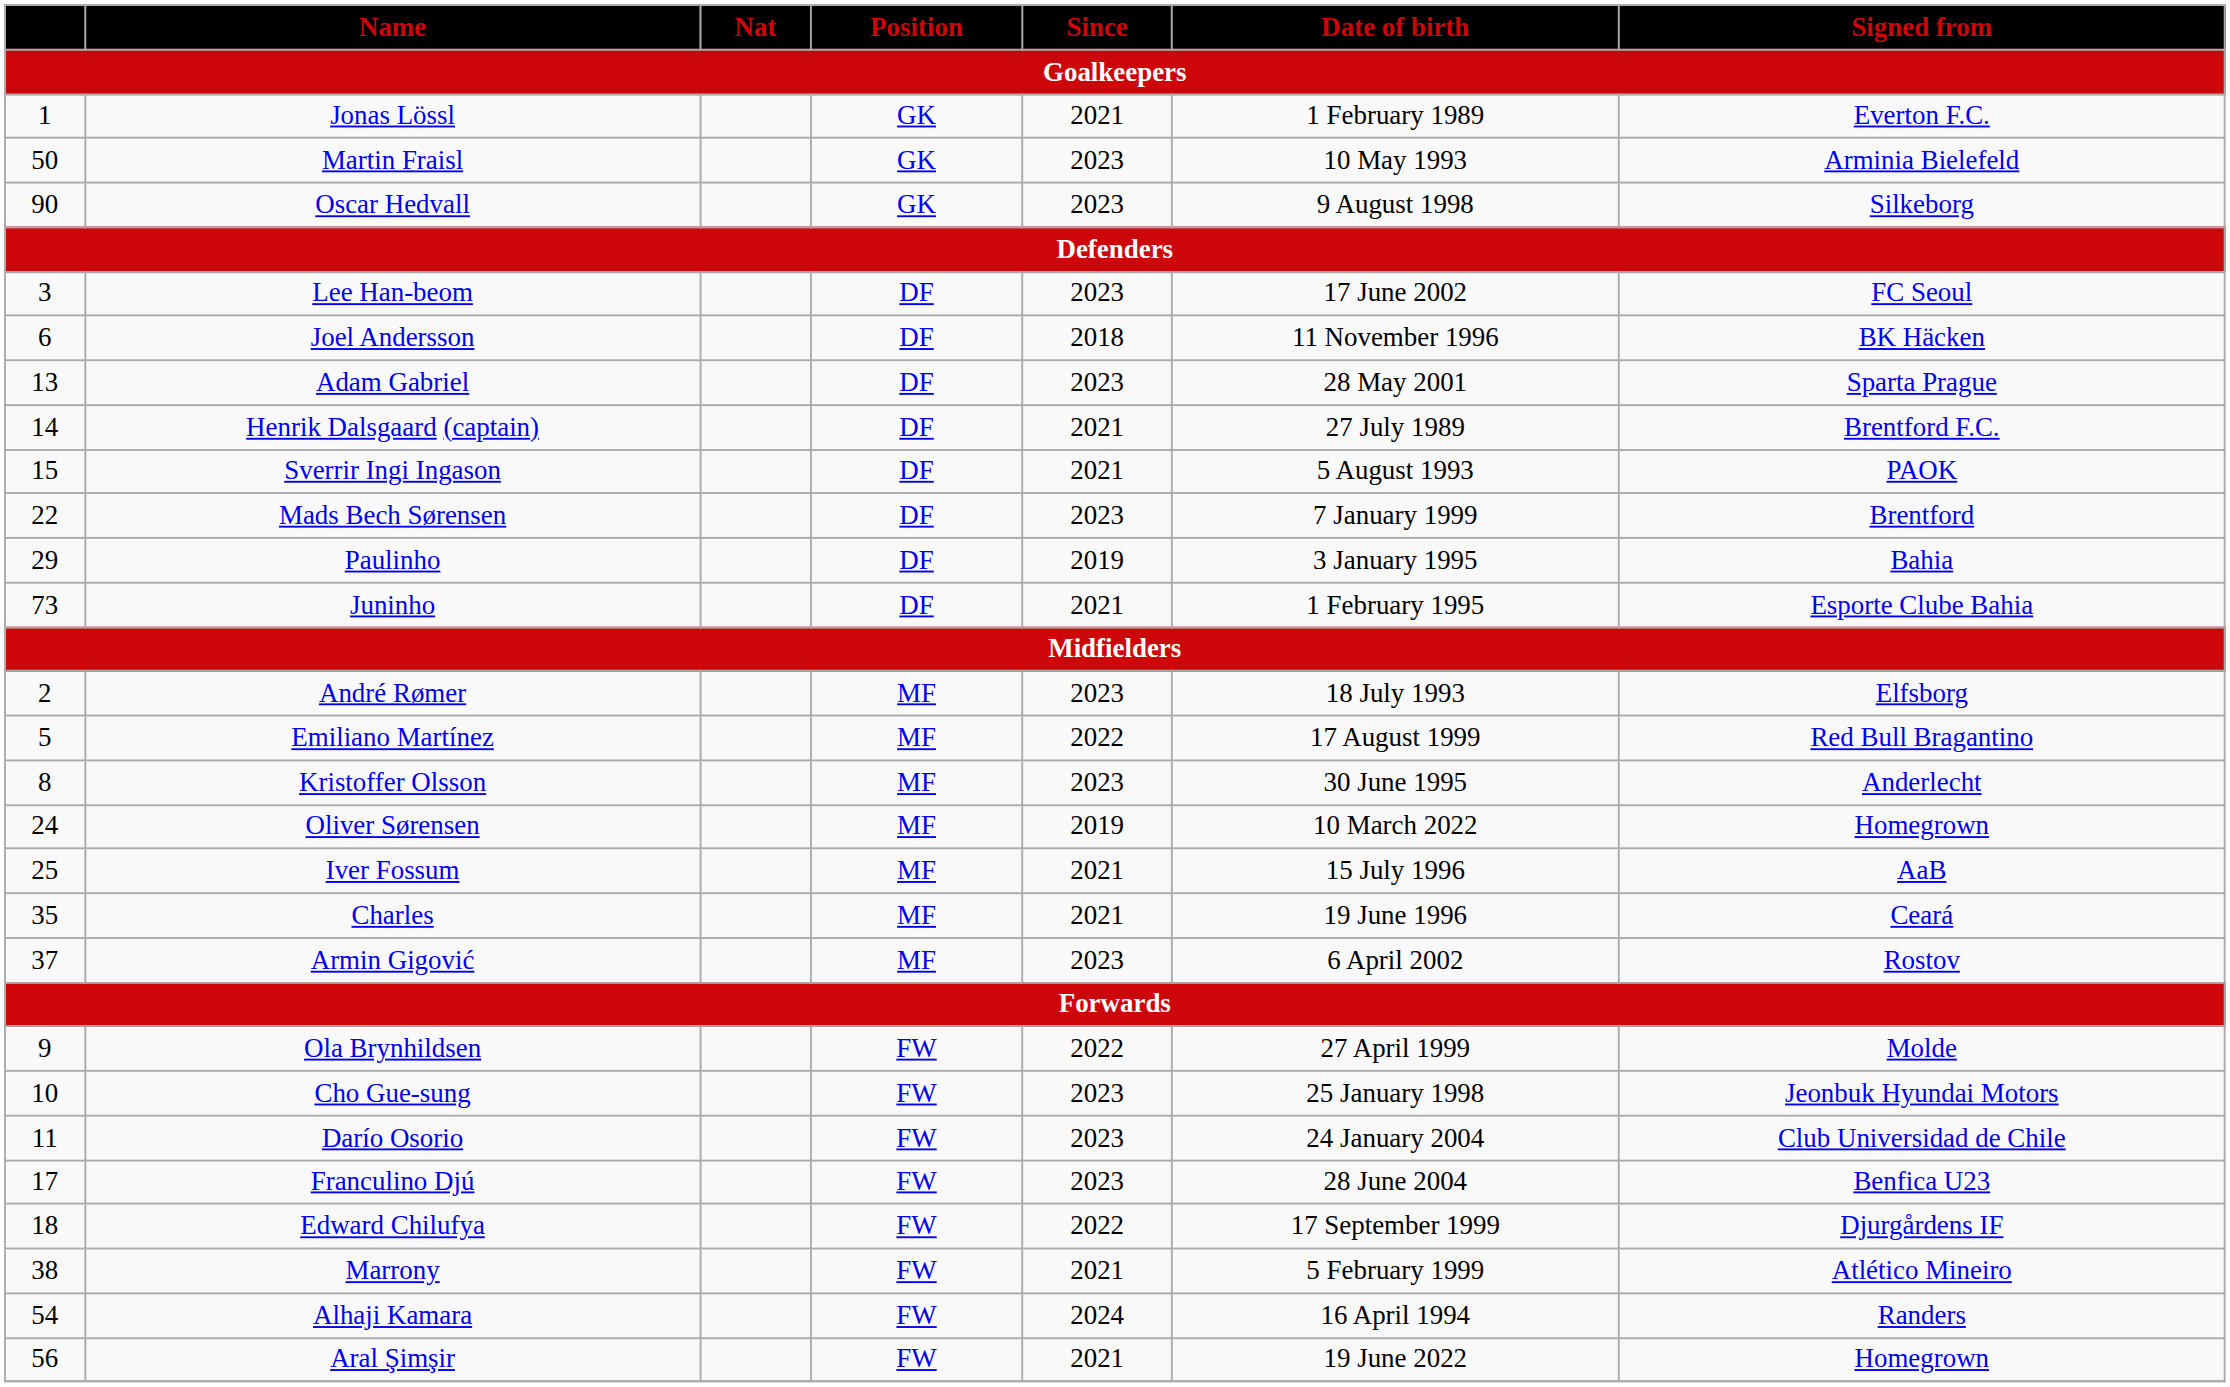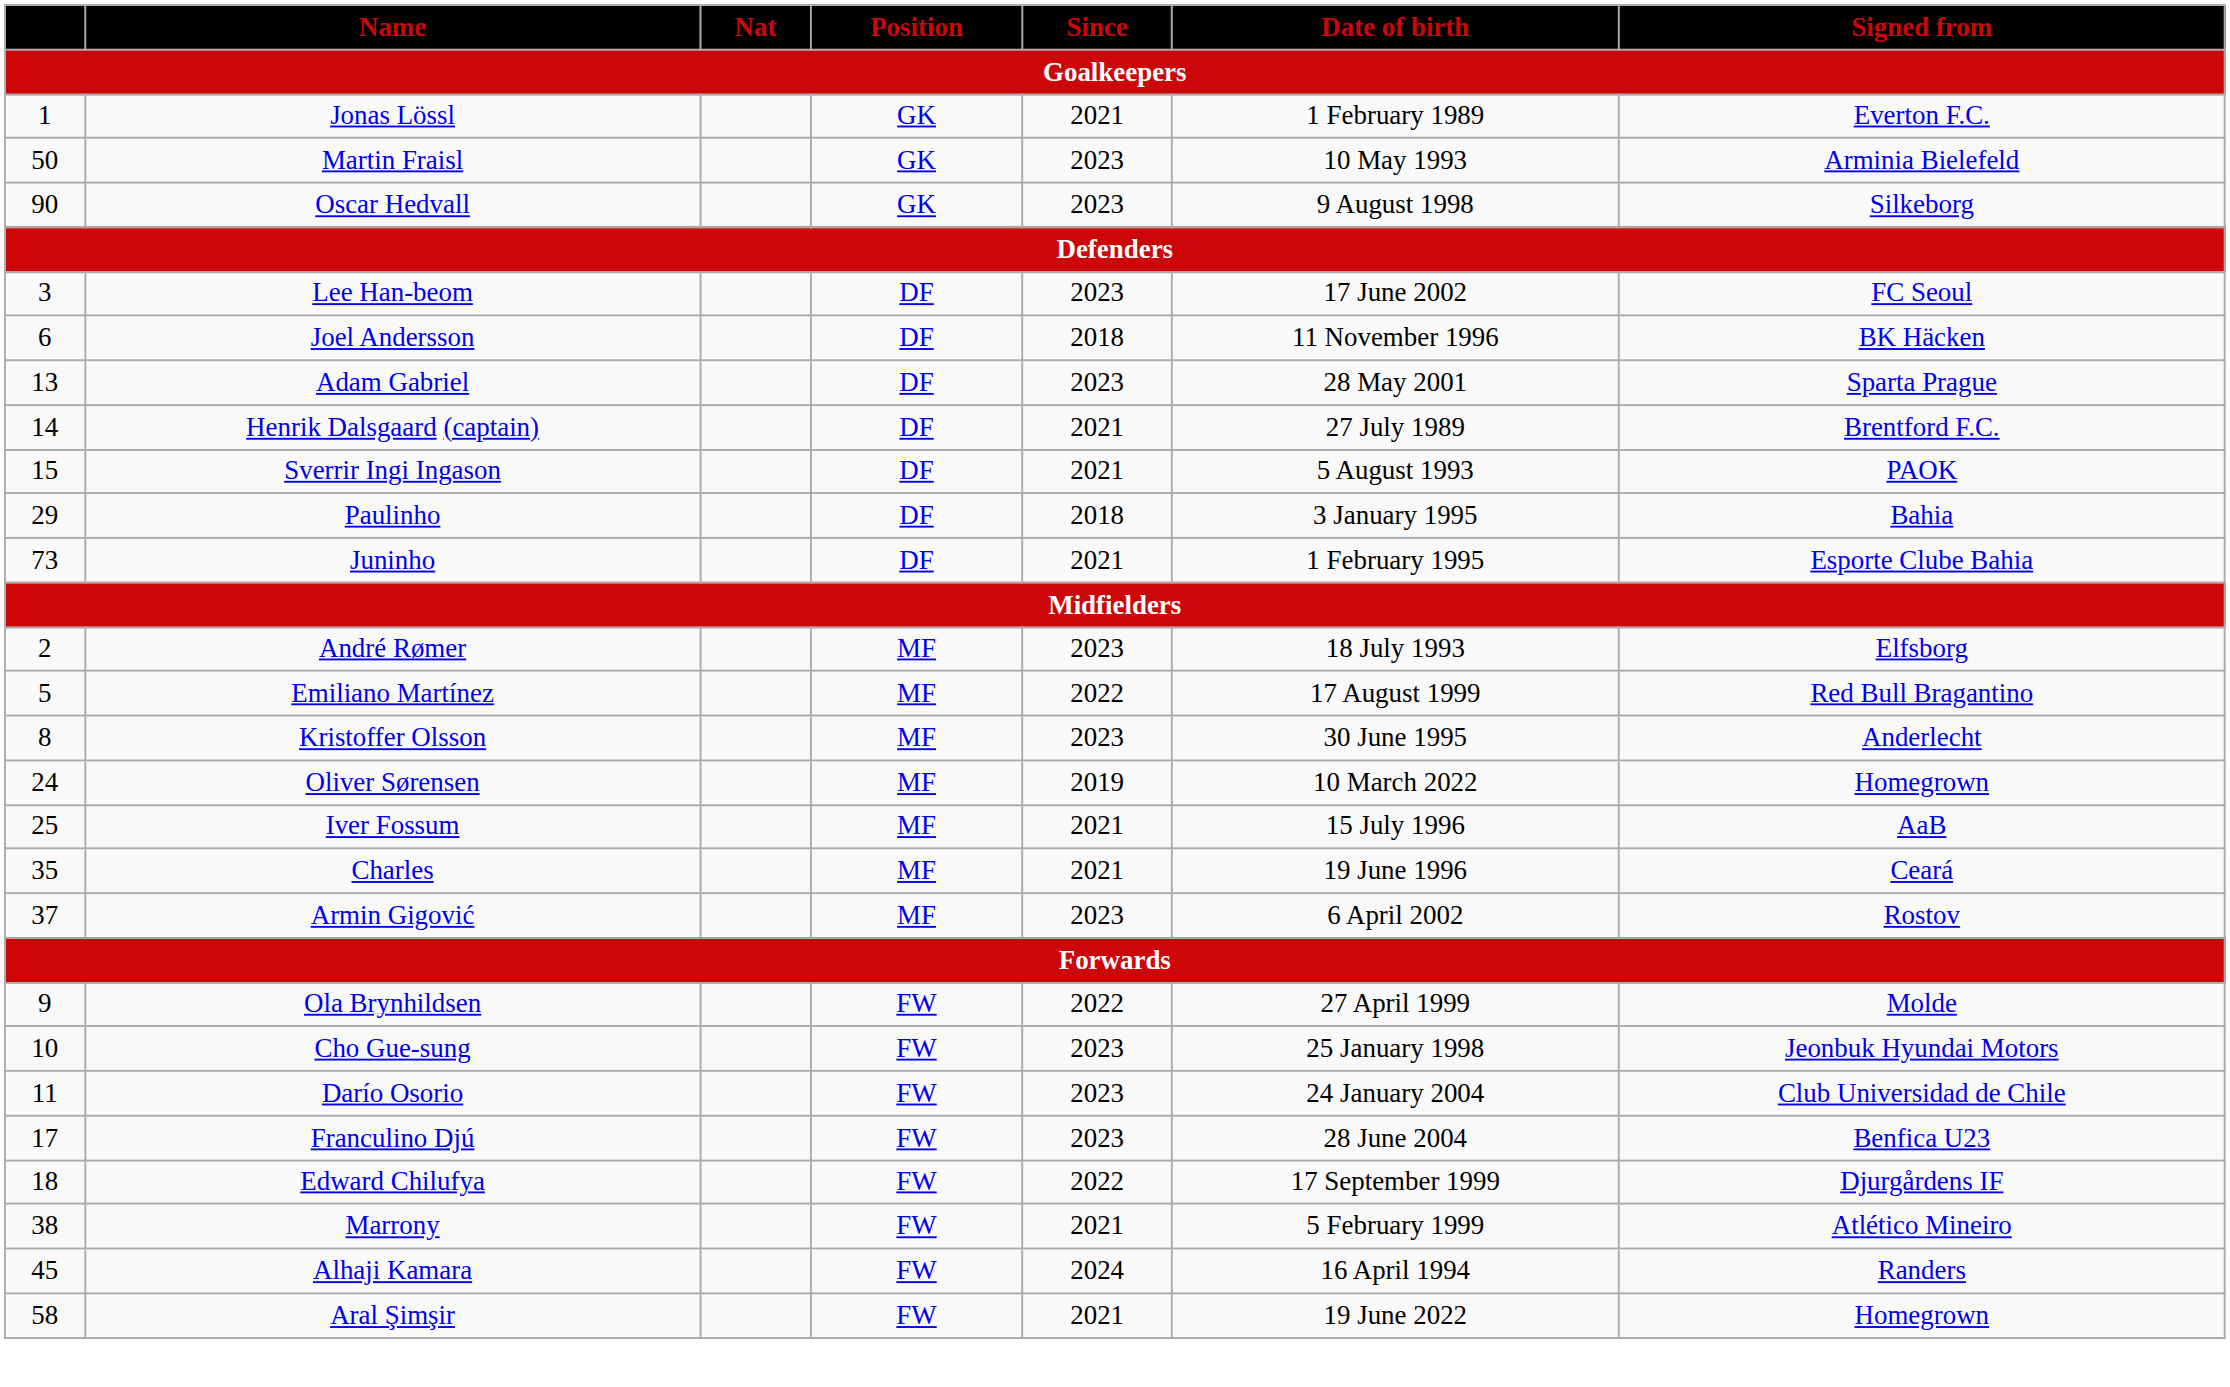- row: (393, 515)
(1097, 560) 2019 -> (1097, 515) 2018
(45, 1315) 54 -> (45, 1270) 45
(45, 1359) 56 -> (45, 1315) 58
